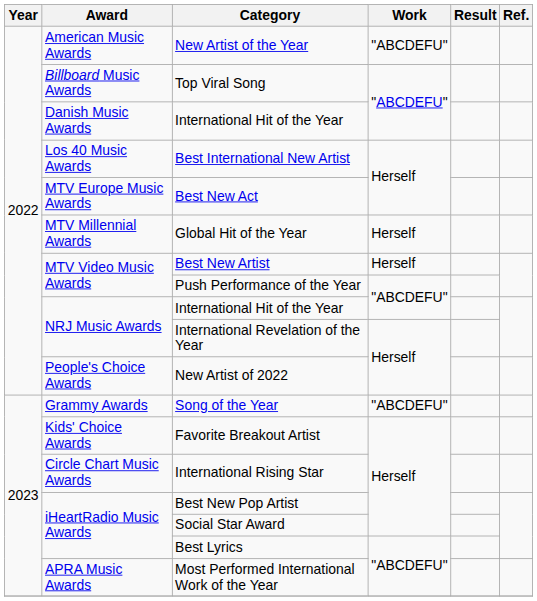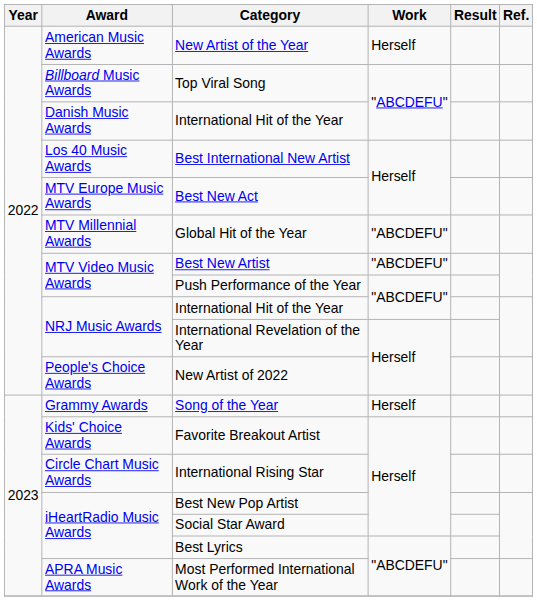(409, 45) "ABCDEFU" -> (393, 45) Herself
(393, 234) Herself -> (409, 234) "ABCDEFU"
(393, 264) Herself -> (409, 264) "ABCDEFU"
(409, 405) "ABCDEFU" -> (393, 405) Herself
